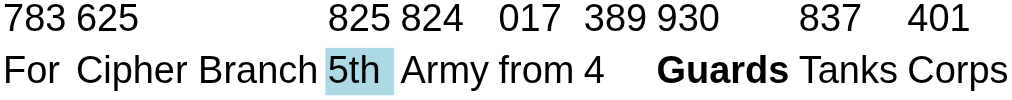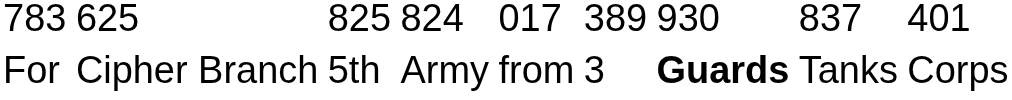(354, 70) lightblue background -> (354, 70) no background
(594, 70) 4 -> (594, 70) 3
